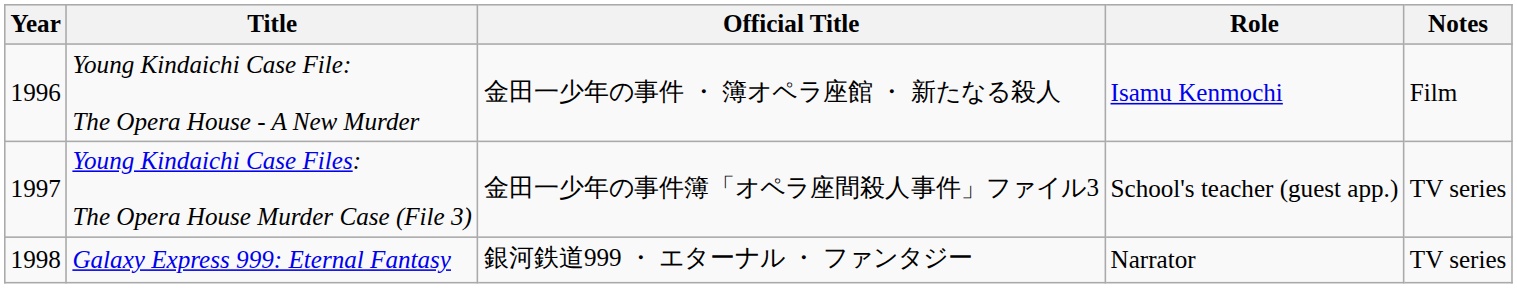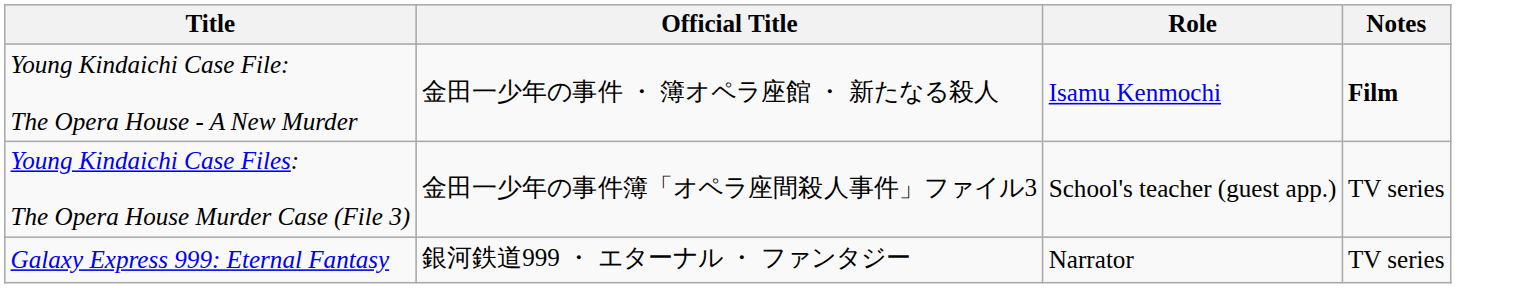- column: (36, 24)
(1434, 92) normal -> (1373, 92) bold
